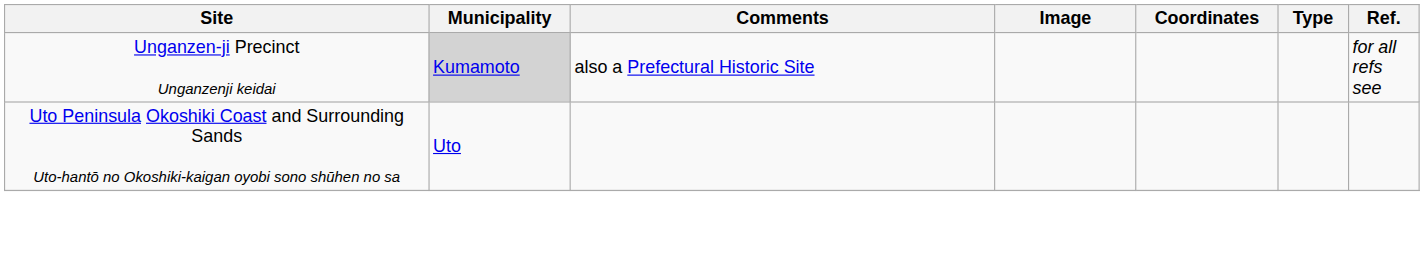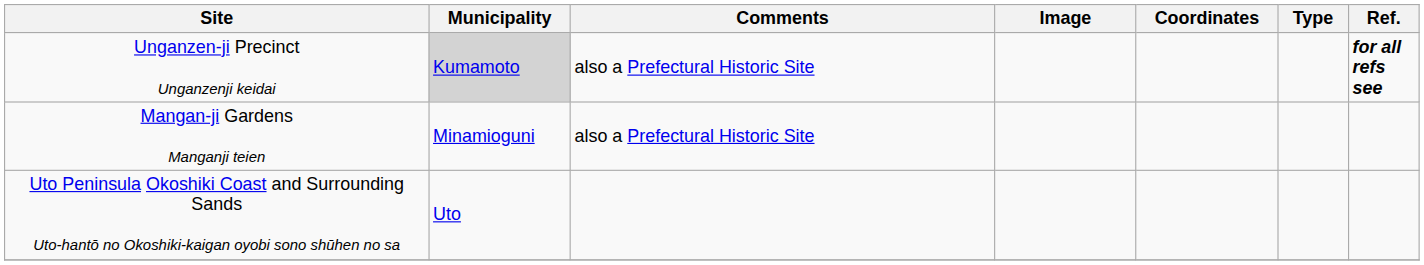(1374, 67) normal -> (1377, 67) bold
+ row: (217, 136)
